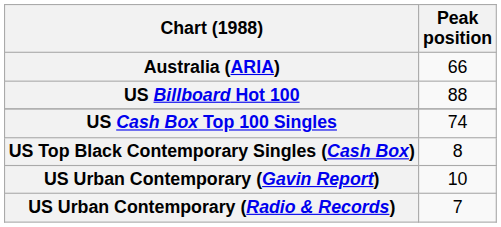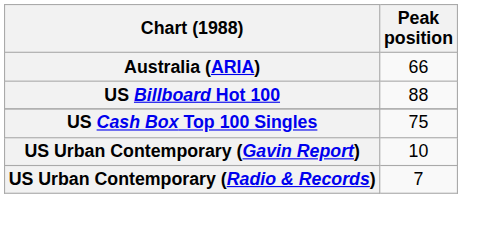(458, 123) 74 -> (418, 123) 75
- row: (212, 151)
